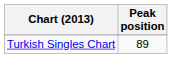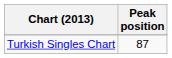(142, 44) 89 -> (142, 44) 87
